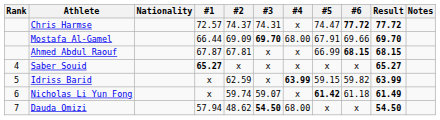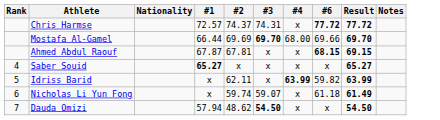- column: (327, 11)
(239, 39) 69.09 -> (239, 39) 69.69
(389, 53) 68.15 -> (359, 53) 69.15
(239, 80) 62.59 -> (239, 80) 62.11
(298, 108) 68.00 -> (298, 108) x
